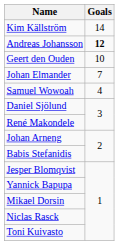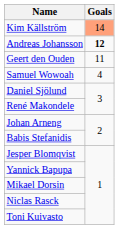(100, 28) no background -> (100, 28) lightsalmon background
(100, 59) 10 -> (100, 59) 11
- row: (39, 75)
